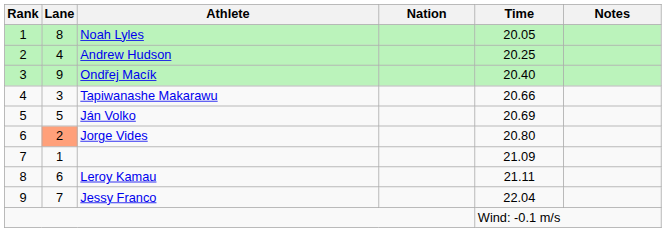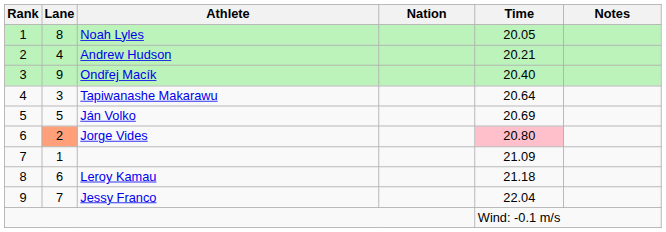(519, 55) 20.25 -> (519, 55) 20.21
(519, 95) 20.66 -> (519, 95) 20.64
(519, 136) no background -> (519, 136) pink background
(519, 177) 21.11 -> (519, 177) 21.18
